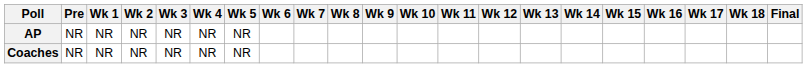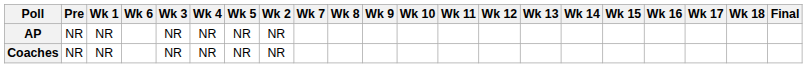columns swapped: (139, 14) <-> (276, 14)
